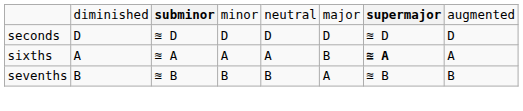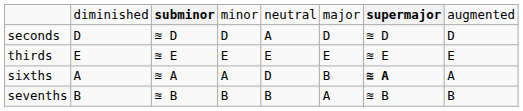(268, 35) D -> (268, 35) A
+ row: (30, 55)
(268, 55) A -> (268, 76) D
